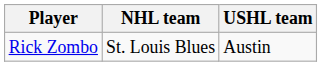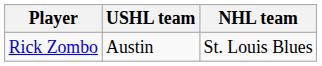columns swapped: (268, 18) <-> (161, 18)
